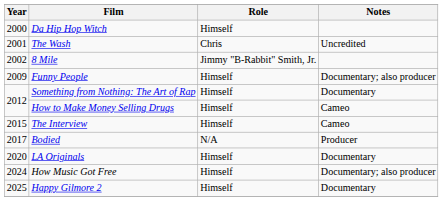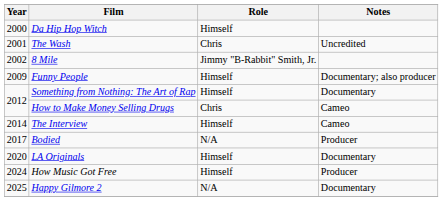(216, 108) Himself -> (211, 108) Chris
(17, 124) 2015 -> (17, 124) 2014
(378, 172) Documentary; also producer -> (339, 172) Producer
(216, 188) Himself -> (209, 188) N/A
